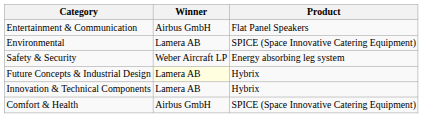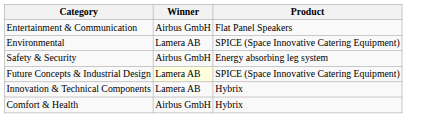(191, 58) Weber Aircraft LP -> (183, 58) Airbus GmbH
(245, 74) Hybrix -> (308, 74) SPICE (Space Innovative Catering Equipment)
(324, 105) SPICE (Space Innovative Catering Equipment) -> (229, 105) Hybrix
